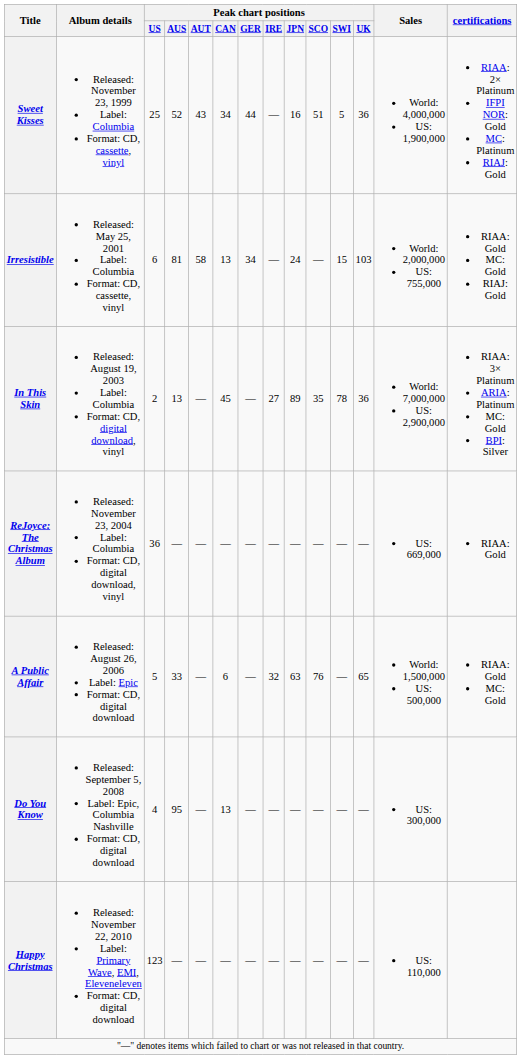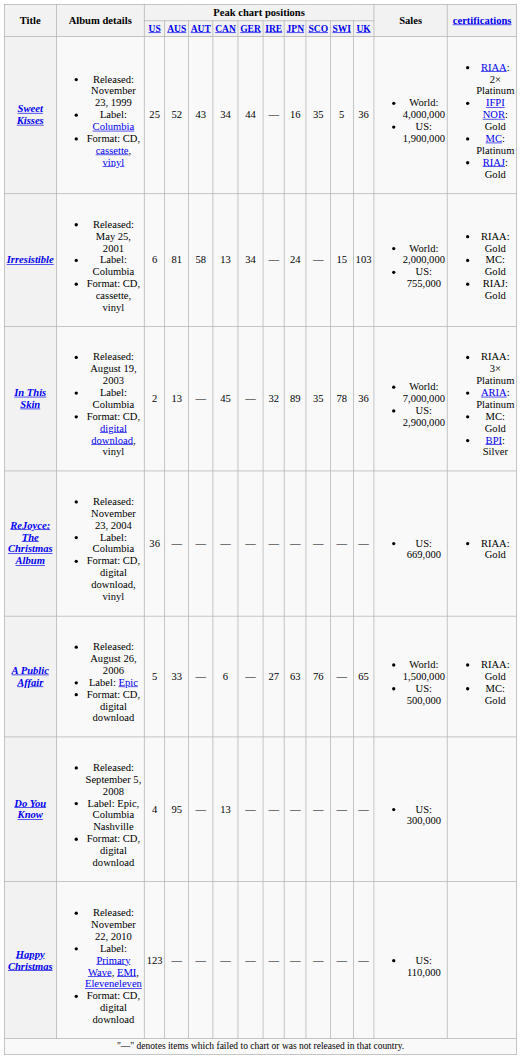(318, 115) 51 -> (318, 115) 35
(274, 398) 27 -> (274, 398) 32
(274, 676) 32 -> (274, 676) 27
